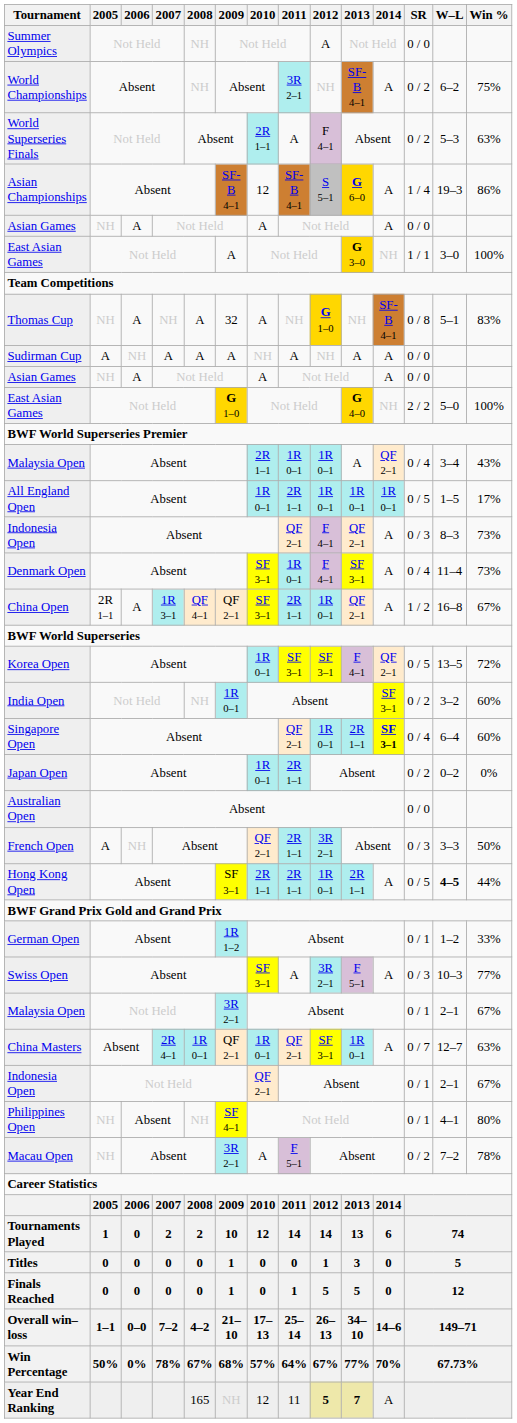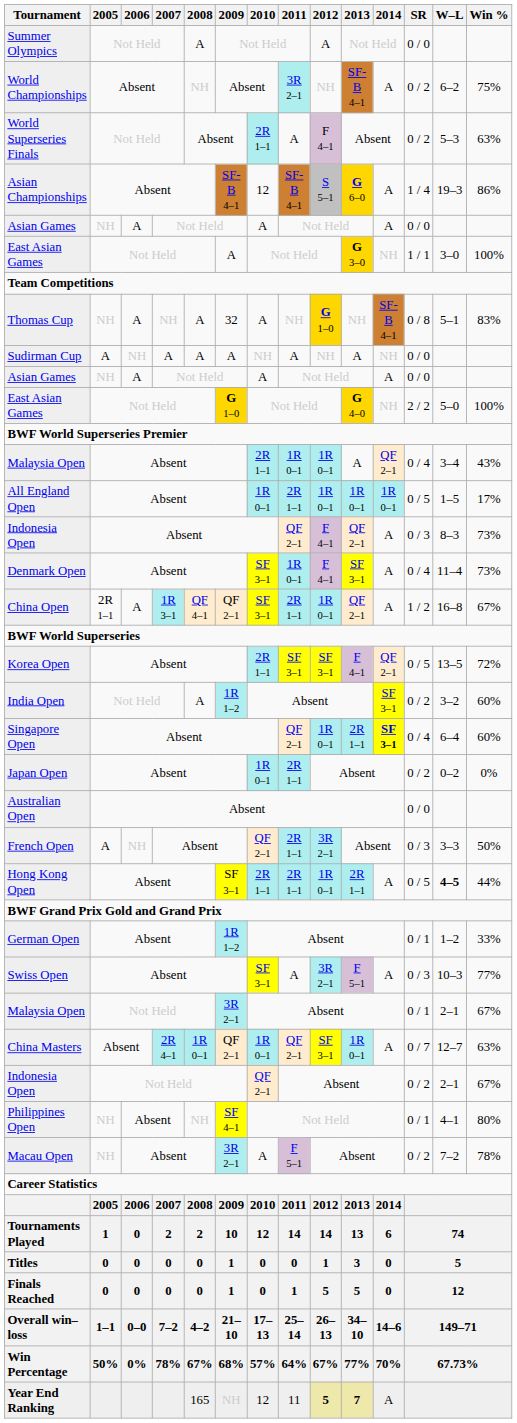(200, 43) NH -> (200, 43) A
(388, 355) A -> (388, 355) NH
(263, 664) 1R 0–1 -> (263, 664) 2R 1–1
(200, 700) NH -> (200, 700) A
(231, 700) 1R 0–1 -> (231, 700) 1R 1–2
(419, 1083) 0 / 1 -> (419, 1083) 0 / 2
